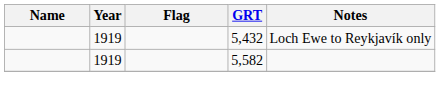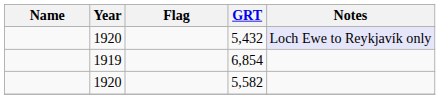(107, 37) 1919 -> (107, 37) 1920
(350, 37) no background -> (350, 37) lavender background
+ row: (247, 60)
(107, 60) 1919 -> (107, 82) 1920
